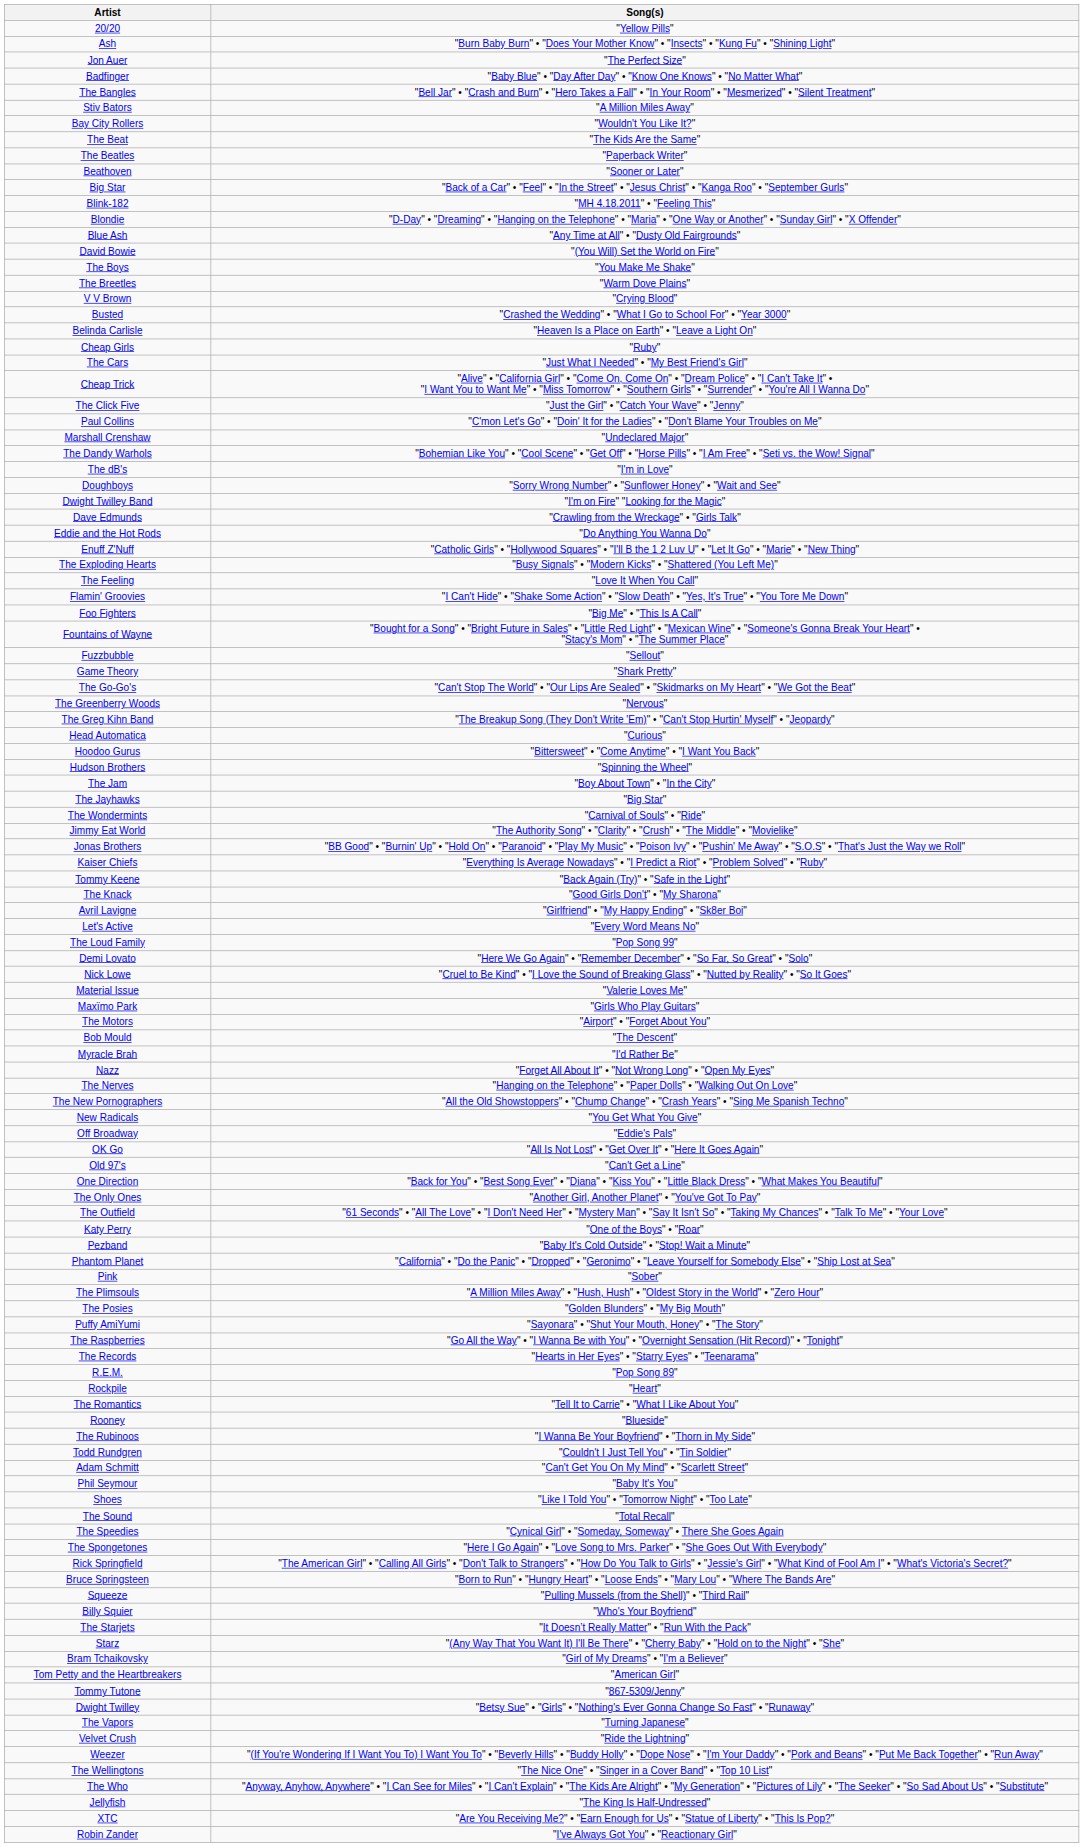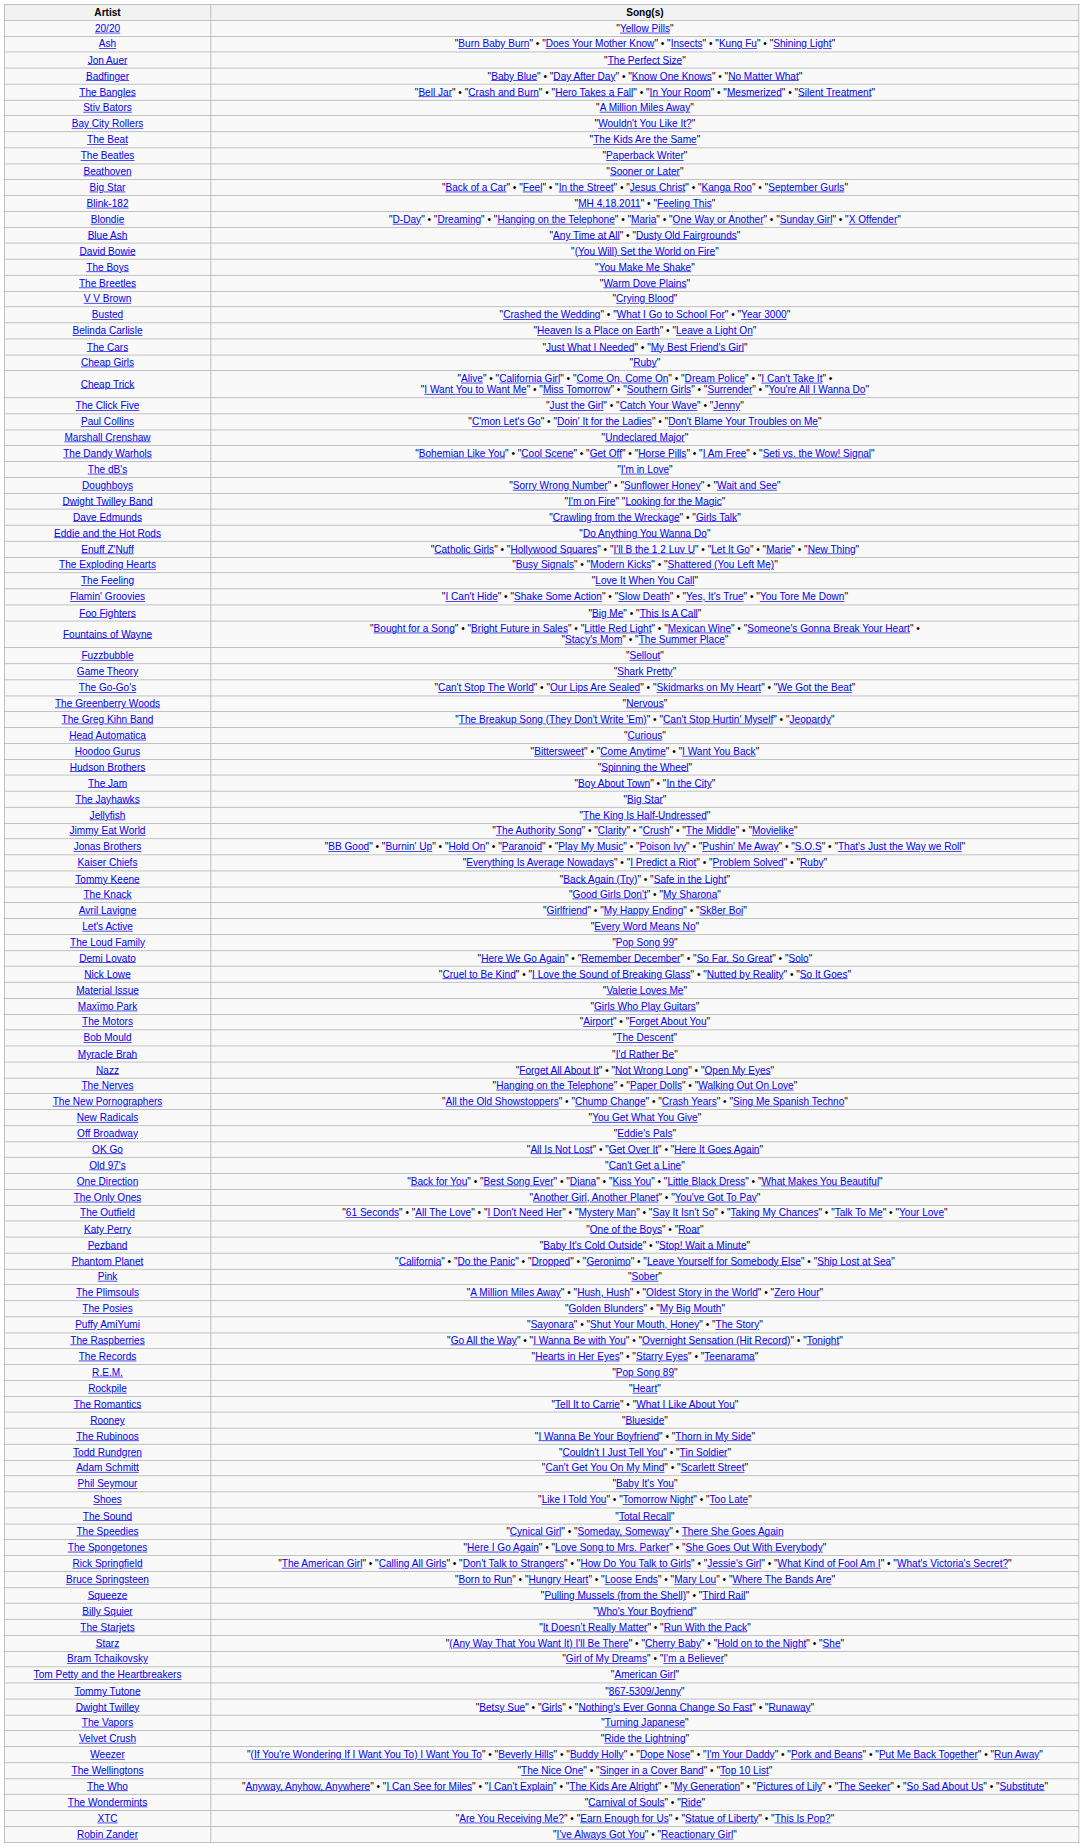rows swapped: (108, 363) <-> (108, 347)
rows swapped: (108, 1803) <-> (108, 815)
